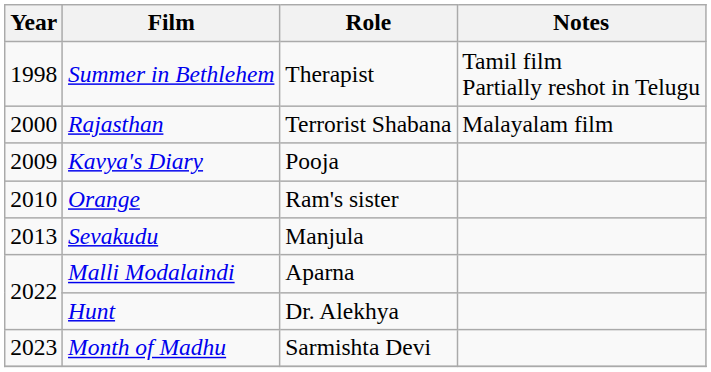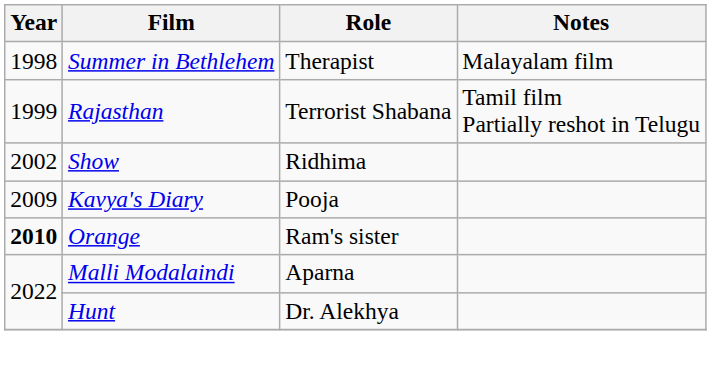(581, 73) Tamil film Partially reshot in Telugu -> (538, 60) Malayalam film
(34, 124) 2000 -> (34, 110) 1999
(538, 124) Malayalam film -> (581, 110) Tamil film Partially reshot in Telugu
+ row: (94, 161)
(34, 198) normal -> (34, 236) bold
- row: (113, 236)
- row: (147, 348)
